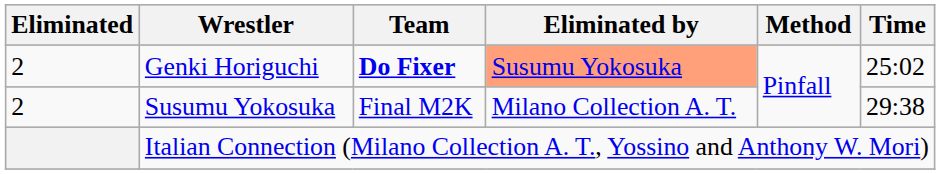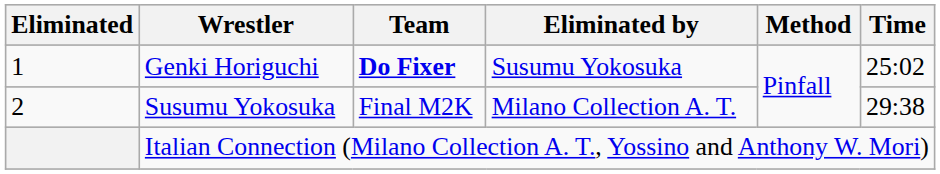(18, 65) 2 -> (18, 65) 1
(587, 65) lightsalmon background -> (587, 65) no background
